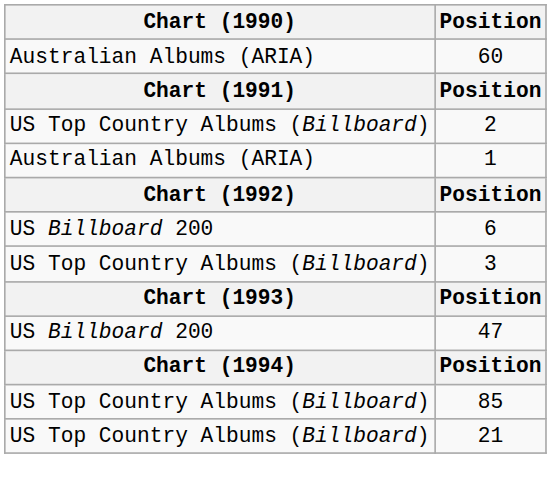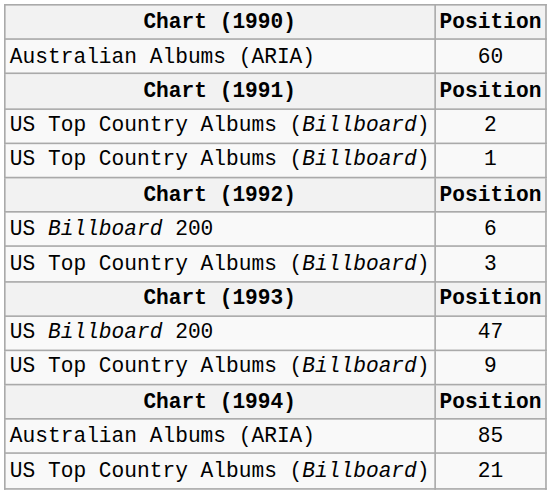(162, 160) Australian Albums (ARIA) -> (220, 160) US Top Country Albums (Billboard)
+ row: (490, 367)
(220, 402) US Top Country Albums (Billboard) -> (162, 437) Australian Albums (ARIA)
